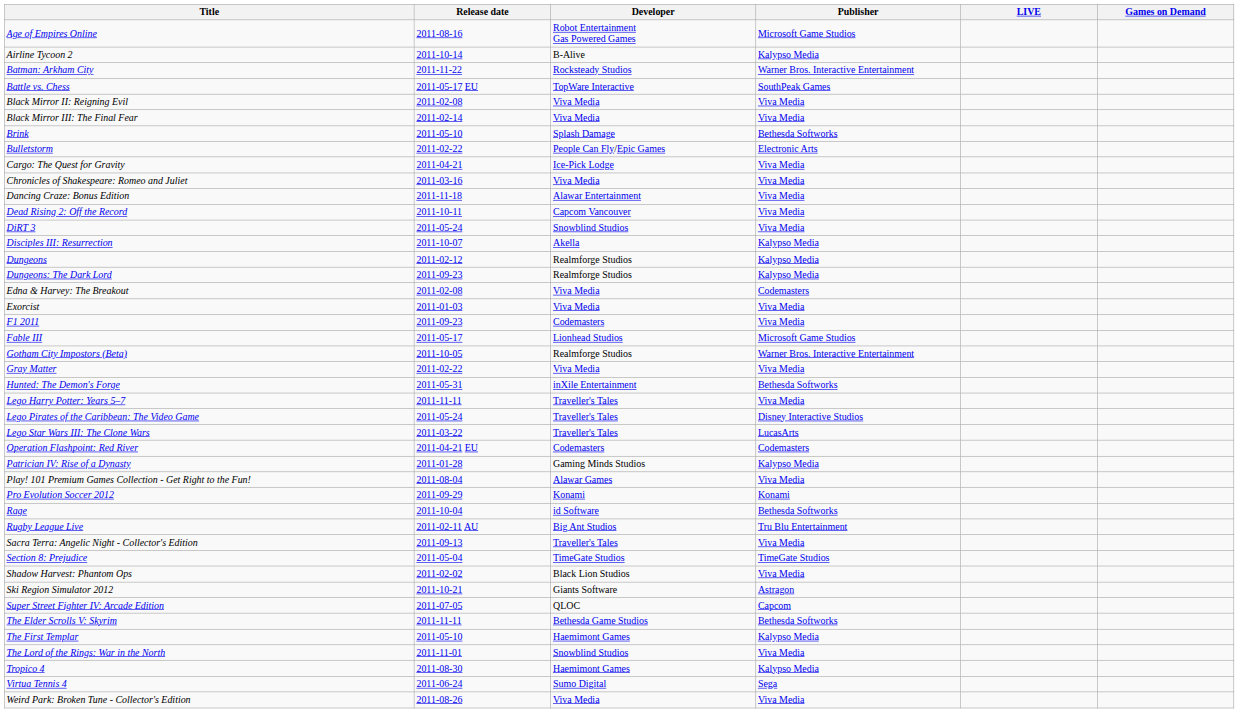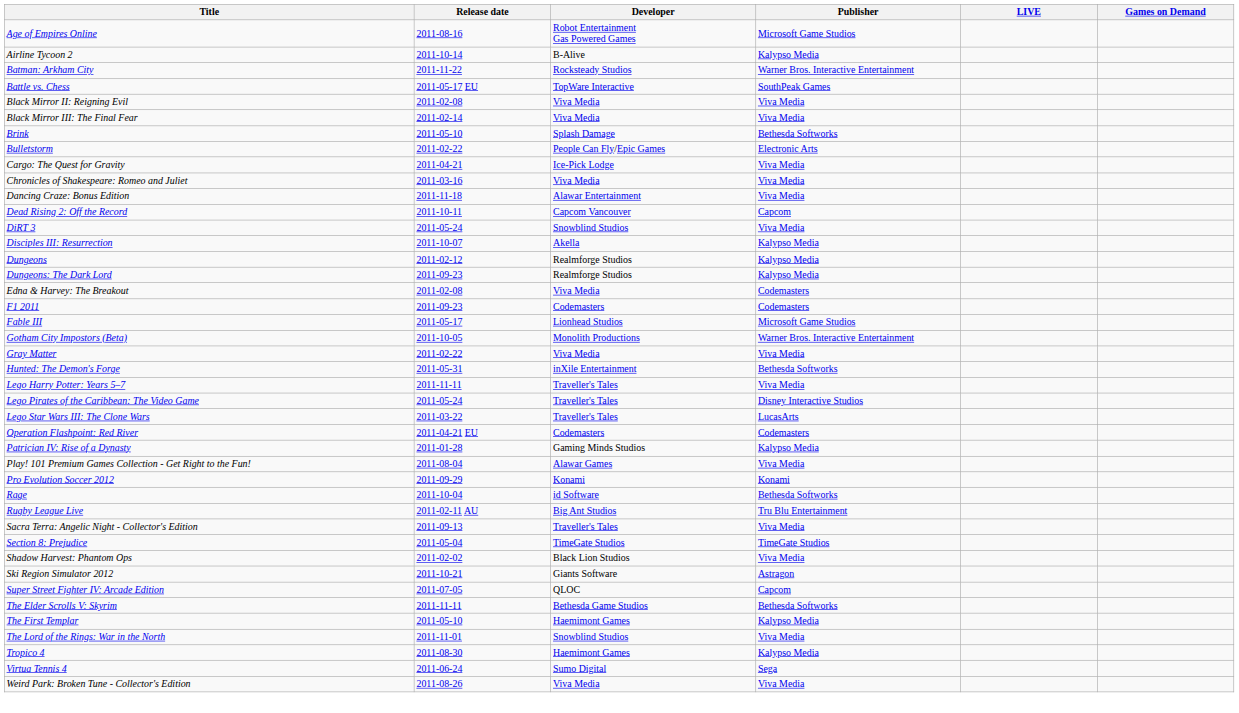(781, 212) Viva Media -> (774, 212) Capcom
- row: (23, 306)
(781, 322) Viva Media -> (784, 306) Codemasters
(592, 353) Realmforge Studios -> (596, 338) Monolith Productions
